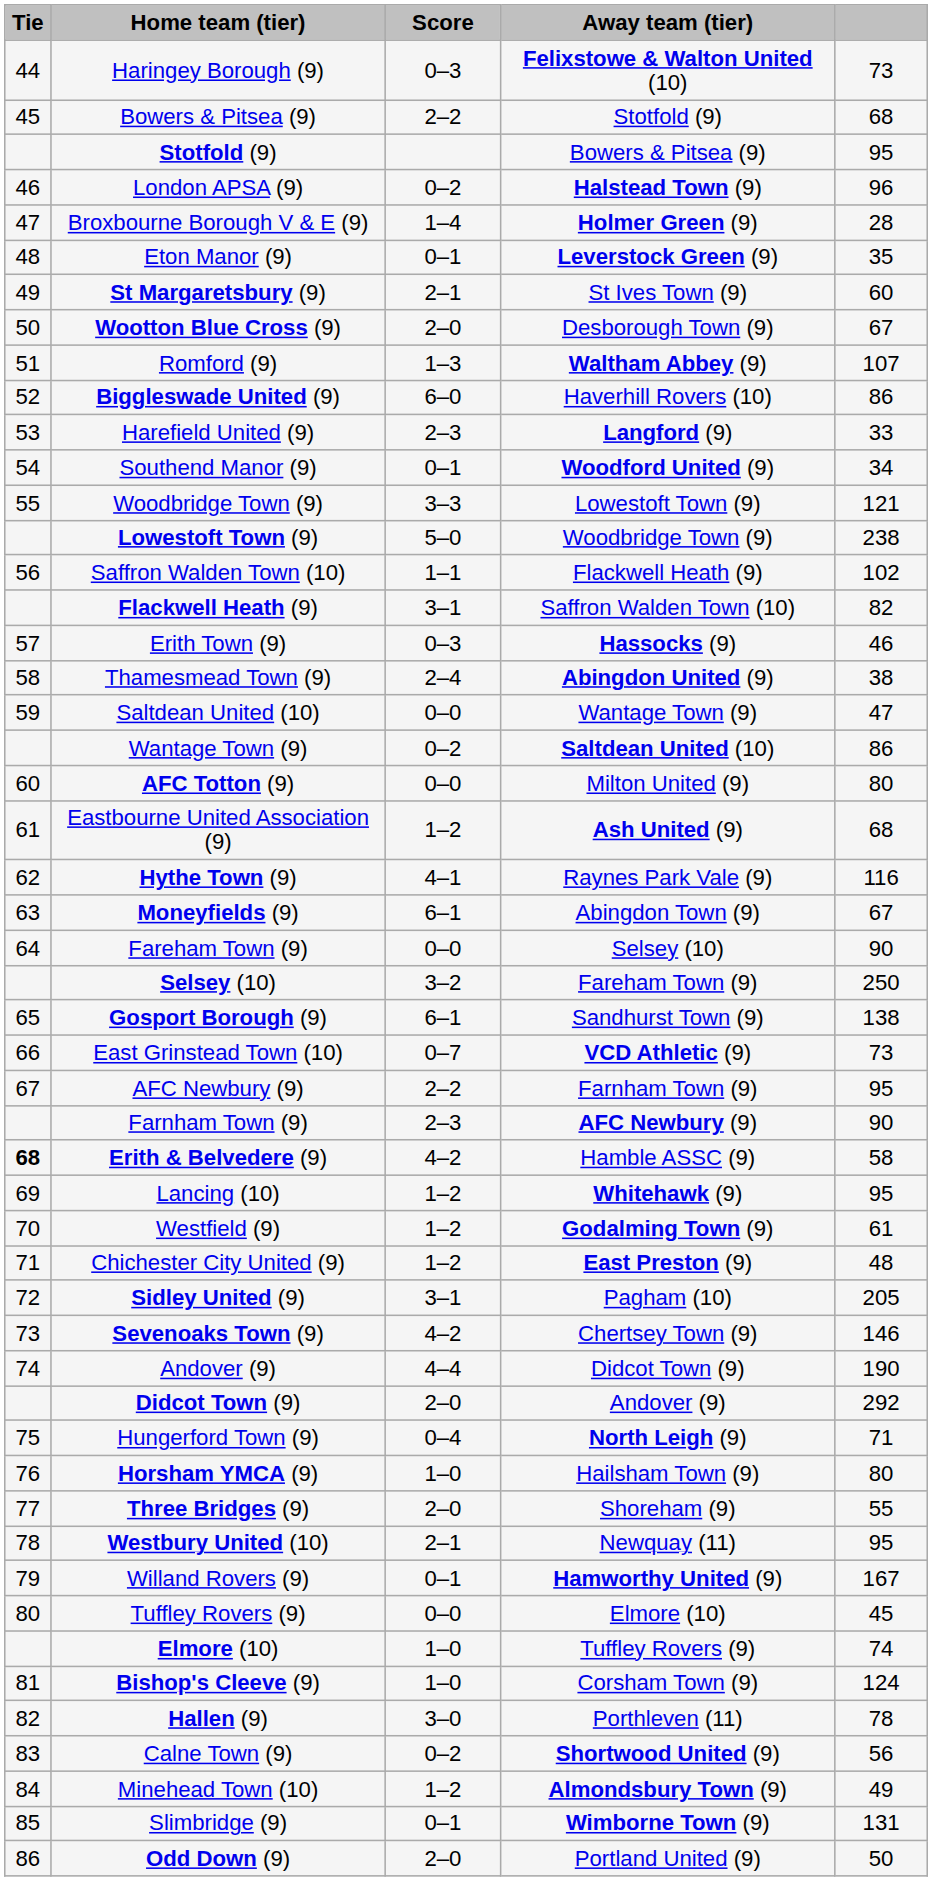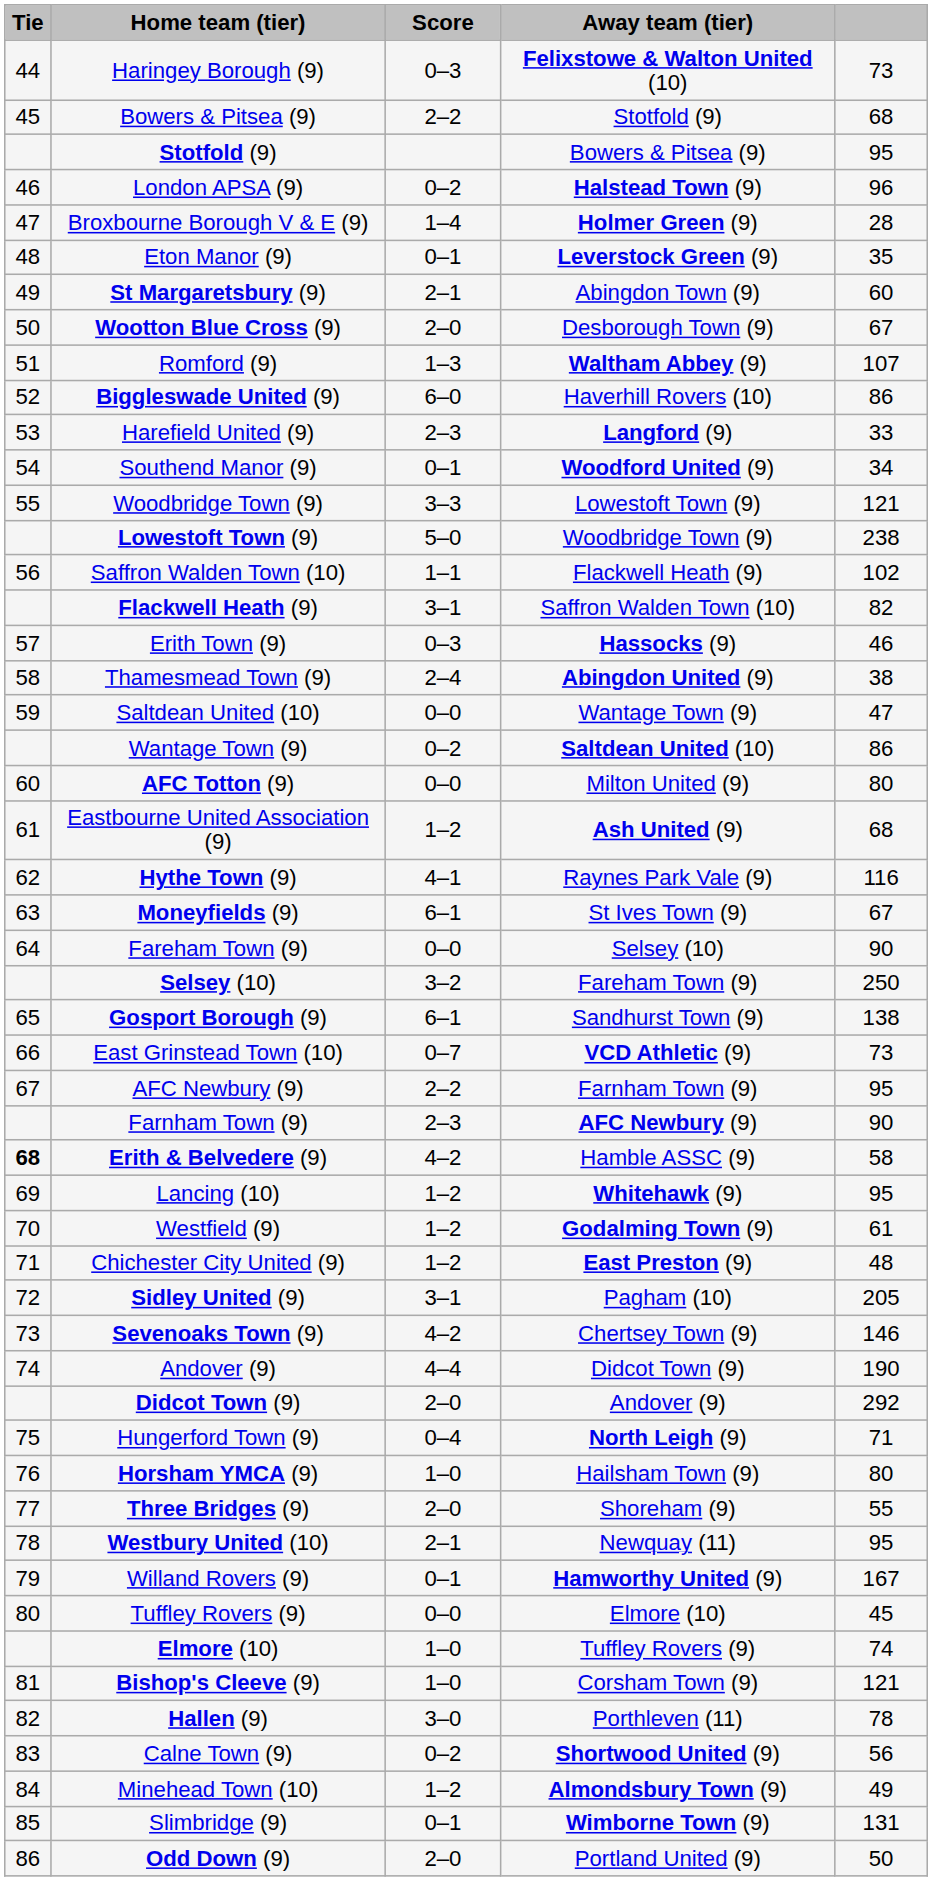(668, 293) St Ives Town (9) -> (668, 293) Abingdon Town (9)
(668, 913) Abingdon Town (9) -> (668, 913) St Ives Town (9)
(881, 1684) 124 -> (881, 1684) 121
